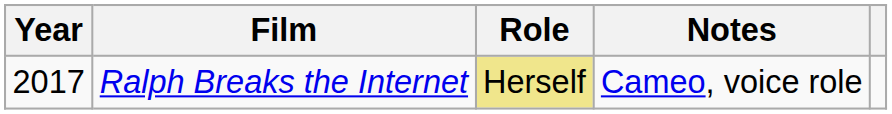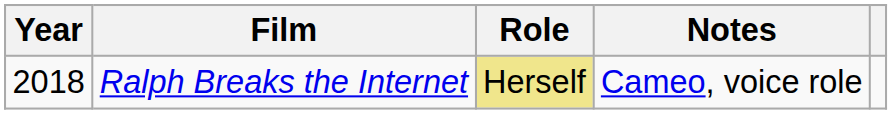(49, 81) 2017 -> (49, 81) 2018
